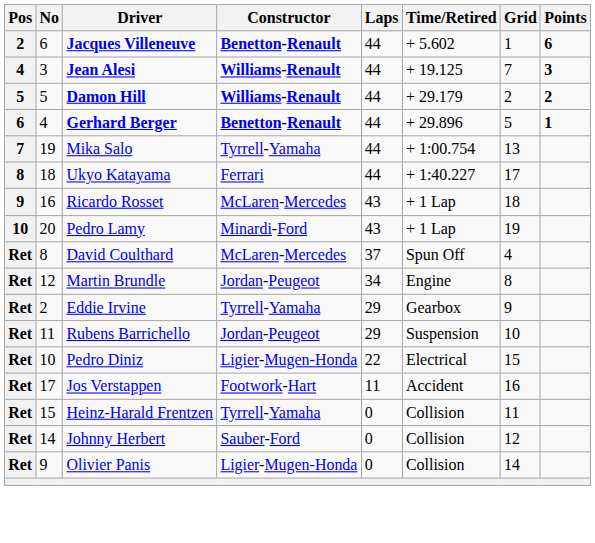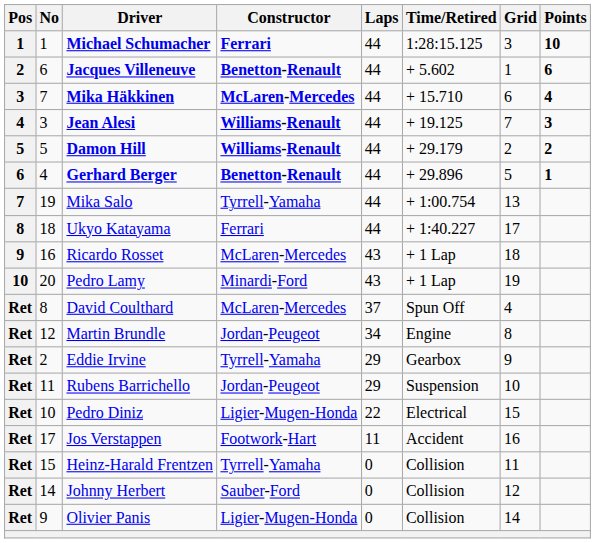+ row: (138, 44)
+ row: (120, 96)
